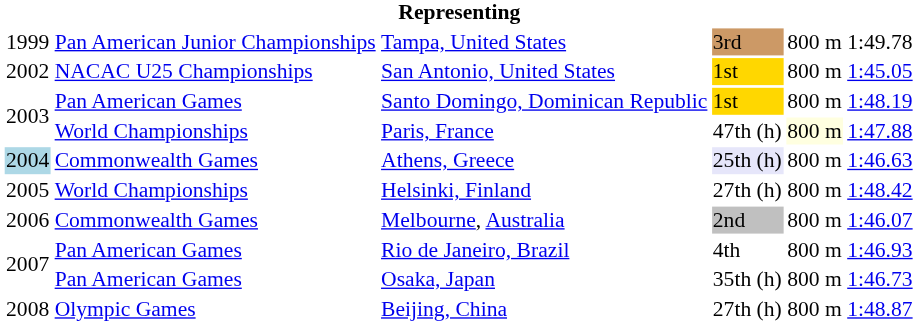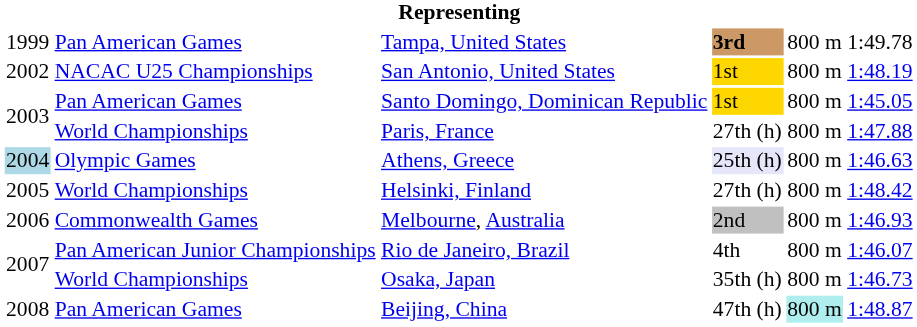(215, 41) Pan American Junior Championships -> (148, 41) Pan American Games
(727, 41) normal -> (729, 41) bold
(880, 71) 1:45.05 -> (880, 71) 1:48.19
(880, 101) 1:48.19 -> (880, 101) 1:45.05
(747, 130) 47th (h) -> (747, 130) 27th (h)
(814, 130) lightyellow background -> (814, 130) no background
(156, 160) Commonwealth Games -> (125, 160) Olympic Games
(880, 219) 1:46.07 -> (880, 219) 1:46.93
(148, 249) Pan American Games -> (215, 249) Pan American Junior Championships
(880, 249) 1:46.93 -> (880, 249) 1:46.07
(148, 279) Pan American Games -> (151, 279) World Championships
(125, 309) Olympic Games -> (148, 309) Pan American Games
(747, 309) 27th (h) -> (747, 309) 47th (h)
(814, 309) no background -> (814, 309) paleturquoise background
